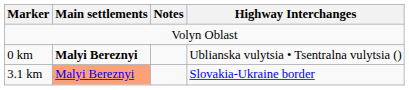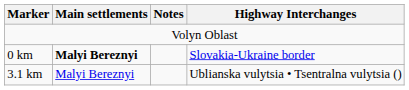(296, 54) Ublianska vulytsia • Tsentralna vulytsia () -> (252, 54) Slovakia-Ukraine border
(95, 74) lightsalmon background -> (95, 74) no background
(252, 74) Slovakia-Ukraine border -> (296, 74) Ublianska vulytsia • Tsentralna vulytsia ()
